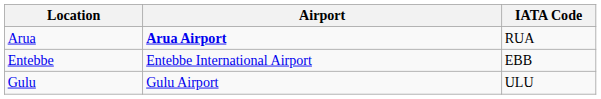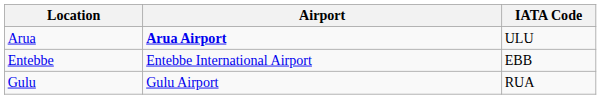(520, 37) RUA -> (519, 37) ULU
(519, 82) ULU -> (520, 82) RUA
